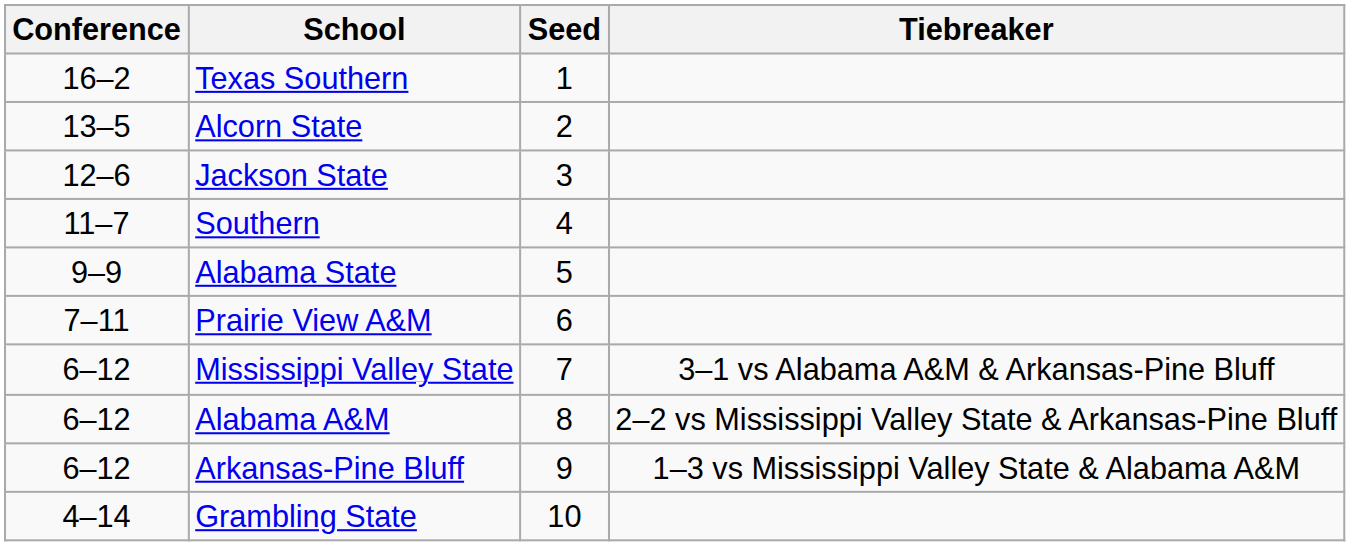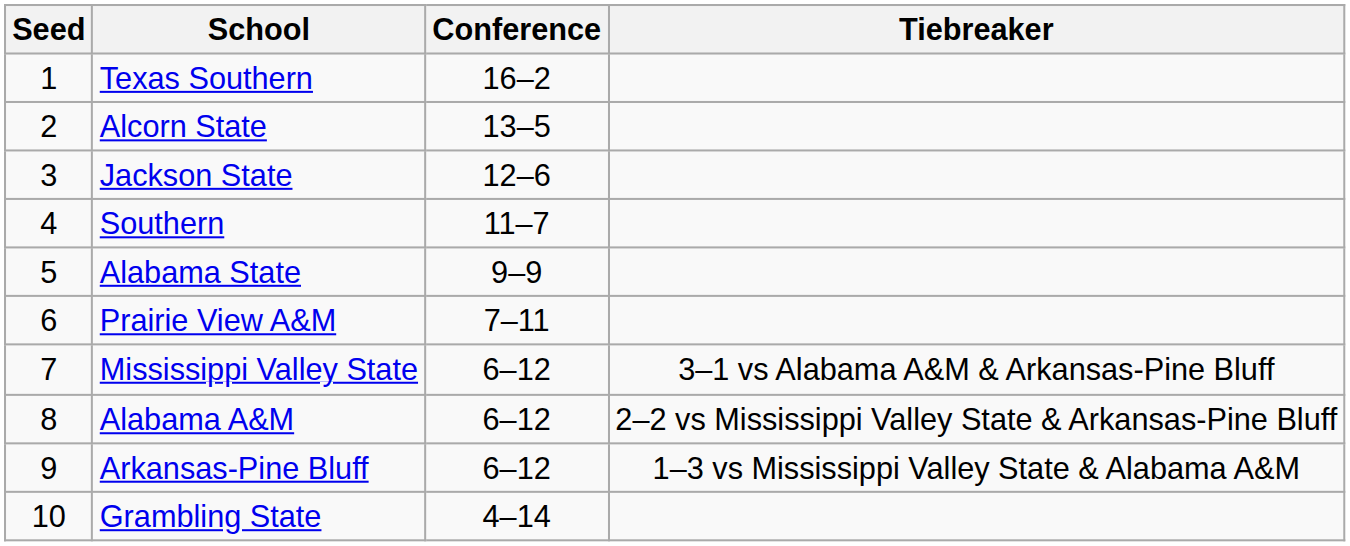columns swapped: (564, 30) <-> (97, 30)
